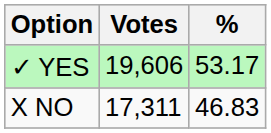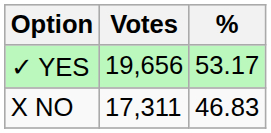(144, 66) 19,606 -> (144, 66) 19,656
